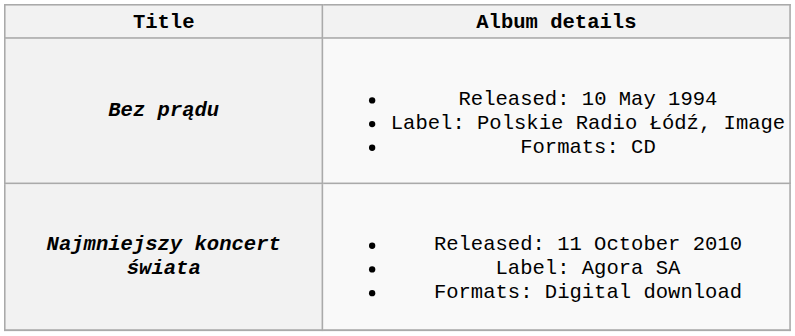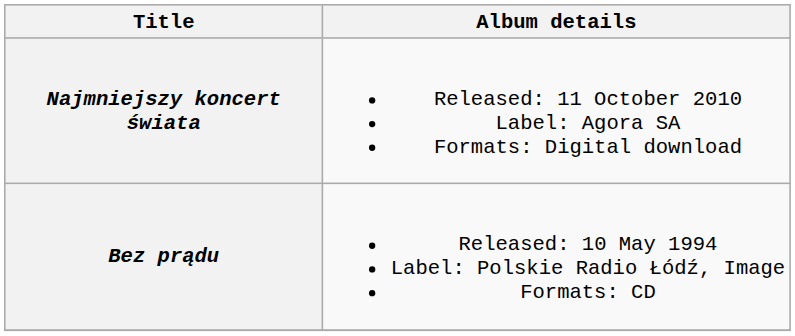rows swapped: (164, 111) <-> (164, 257)
